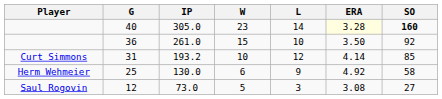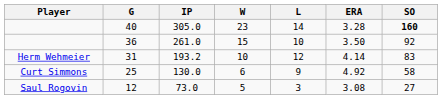(354, 27) lightyellow background -> (354, 27) no background
(54, 57) Curt Simmons -> (54, 57) Herm Wehmeier
(410, 57) 85 -> (410, 57) 83
(54, 72) Herm Wehmeier -> (54, 72) Curt Simmons
